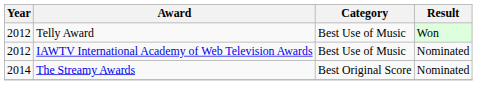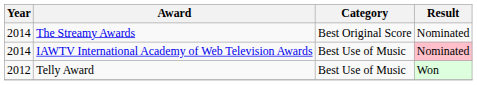rows swapped: (86, 70) <-> (65, 32)
(19, 51) 2012 -> (19, 51) 2014
(443, 51) no background -> (443, 51) pink background
